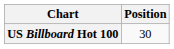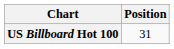(145, 33) 30 -> (145, 33) 31
